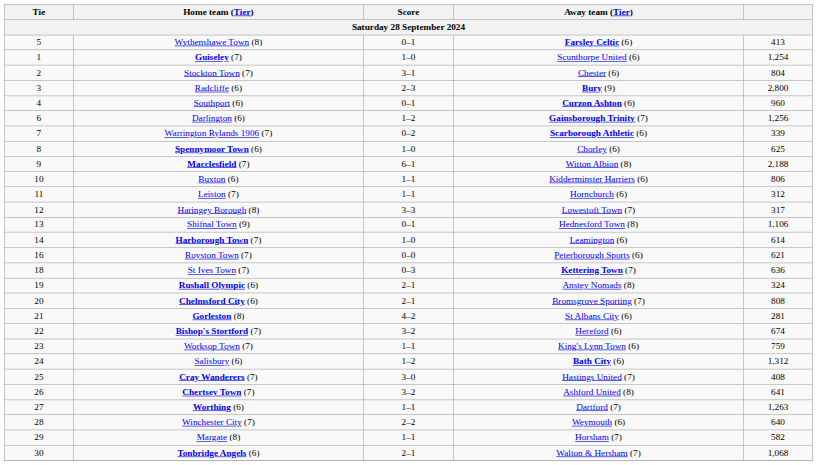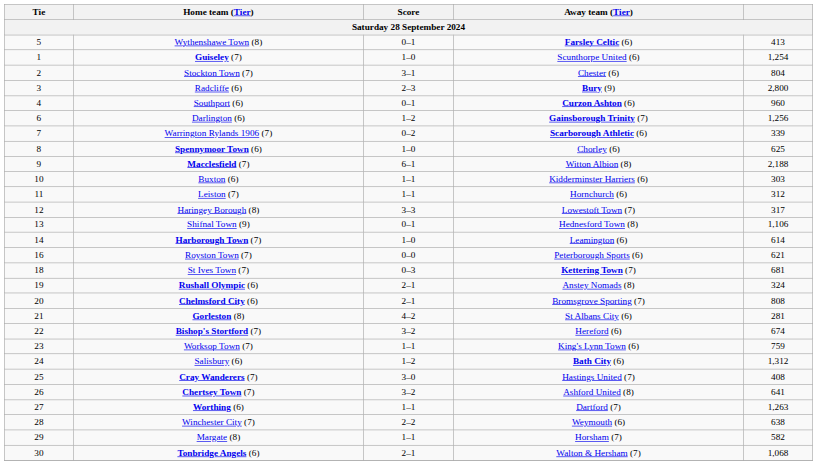(778, 179) 806 -> (778, 179) 303
(778, 270) 636 -> (778, 270) 681
(778, 422) 640 -> (778, 422) 638
